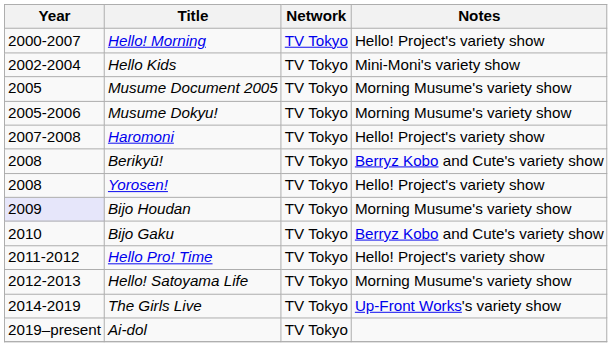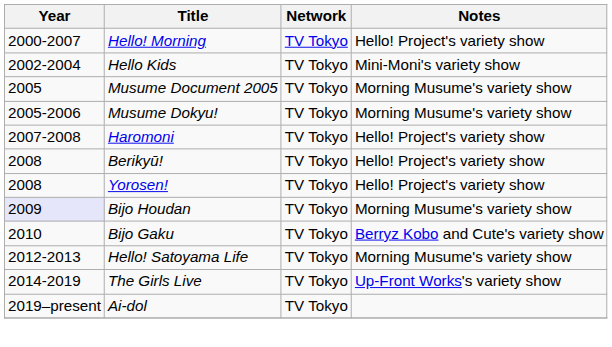(479, 161) Berryz Kobo and Cute's variety show -> (450, 161) Hello! Project's variety show
- row: (160, 257)
